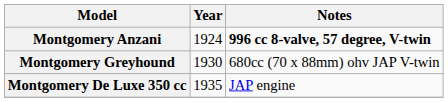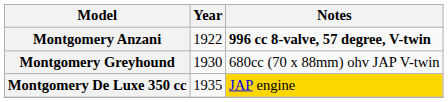(208, 39) 1924 -> (208, 39) 1922
(262, 85) no background -> (262, 85) gold background
